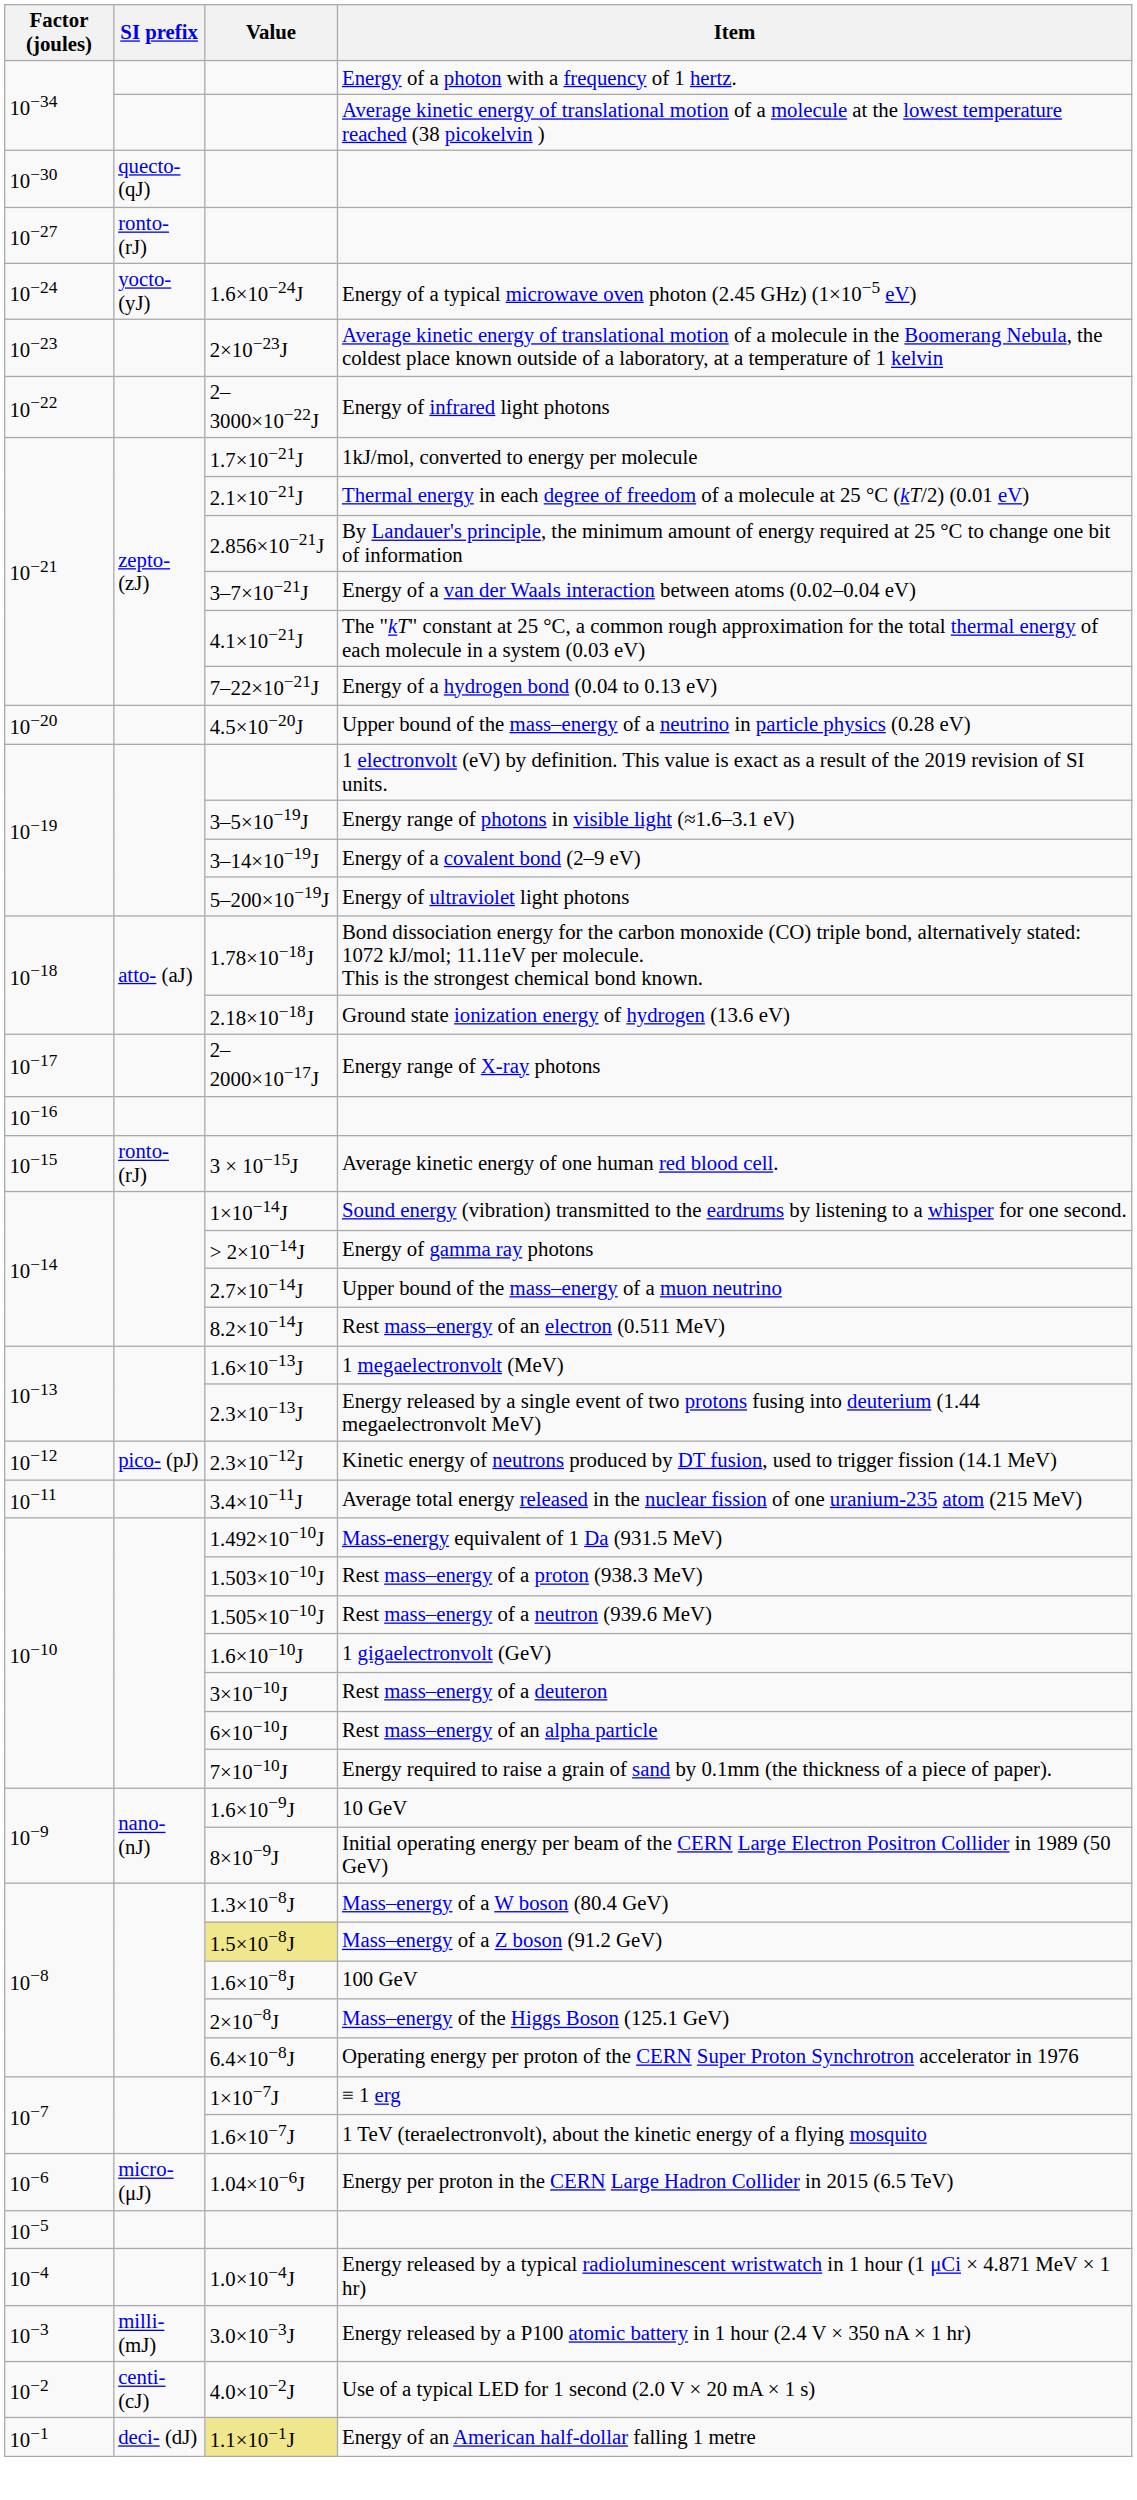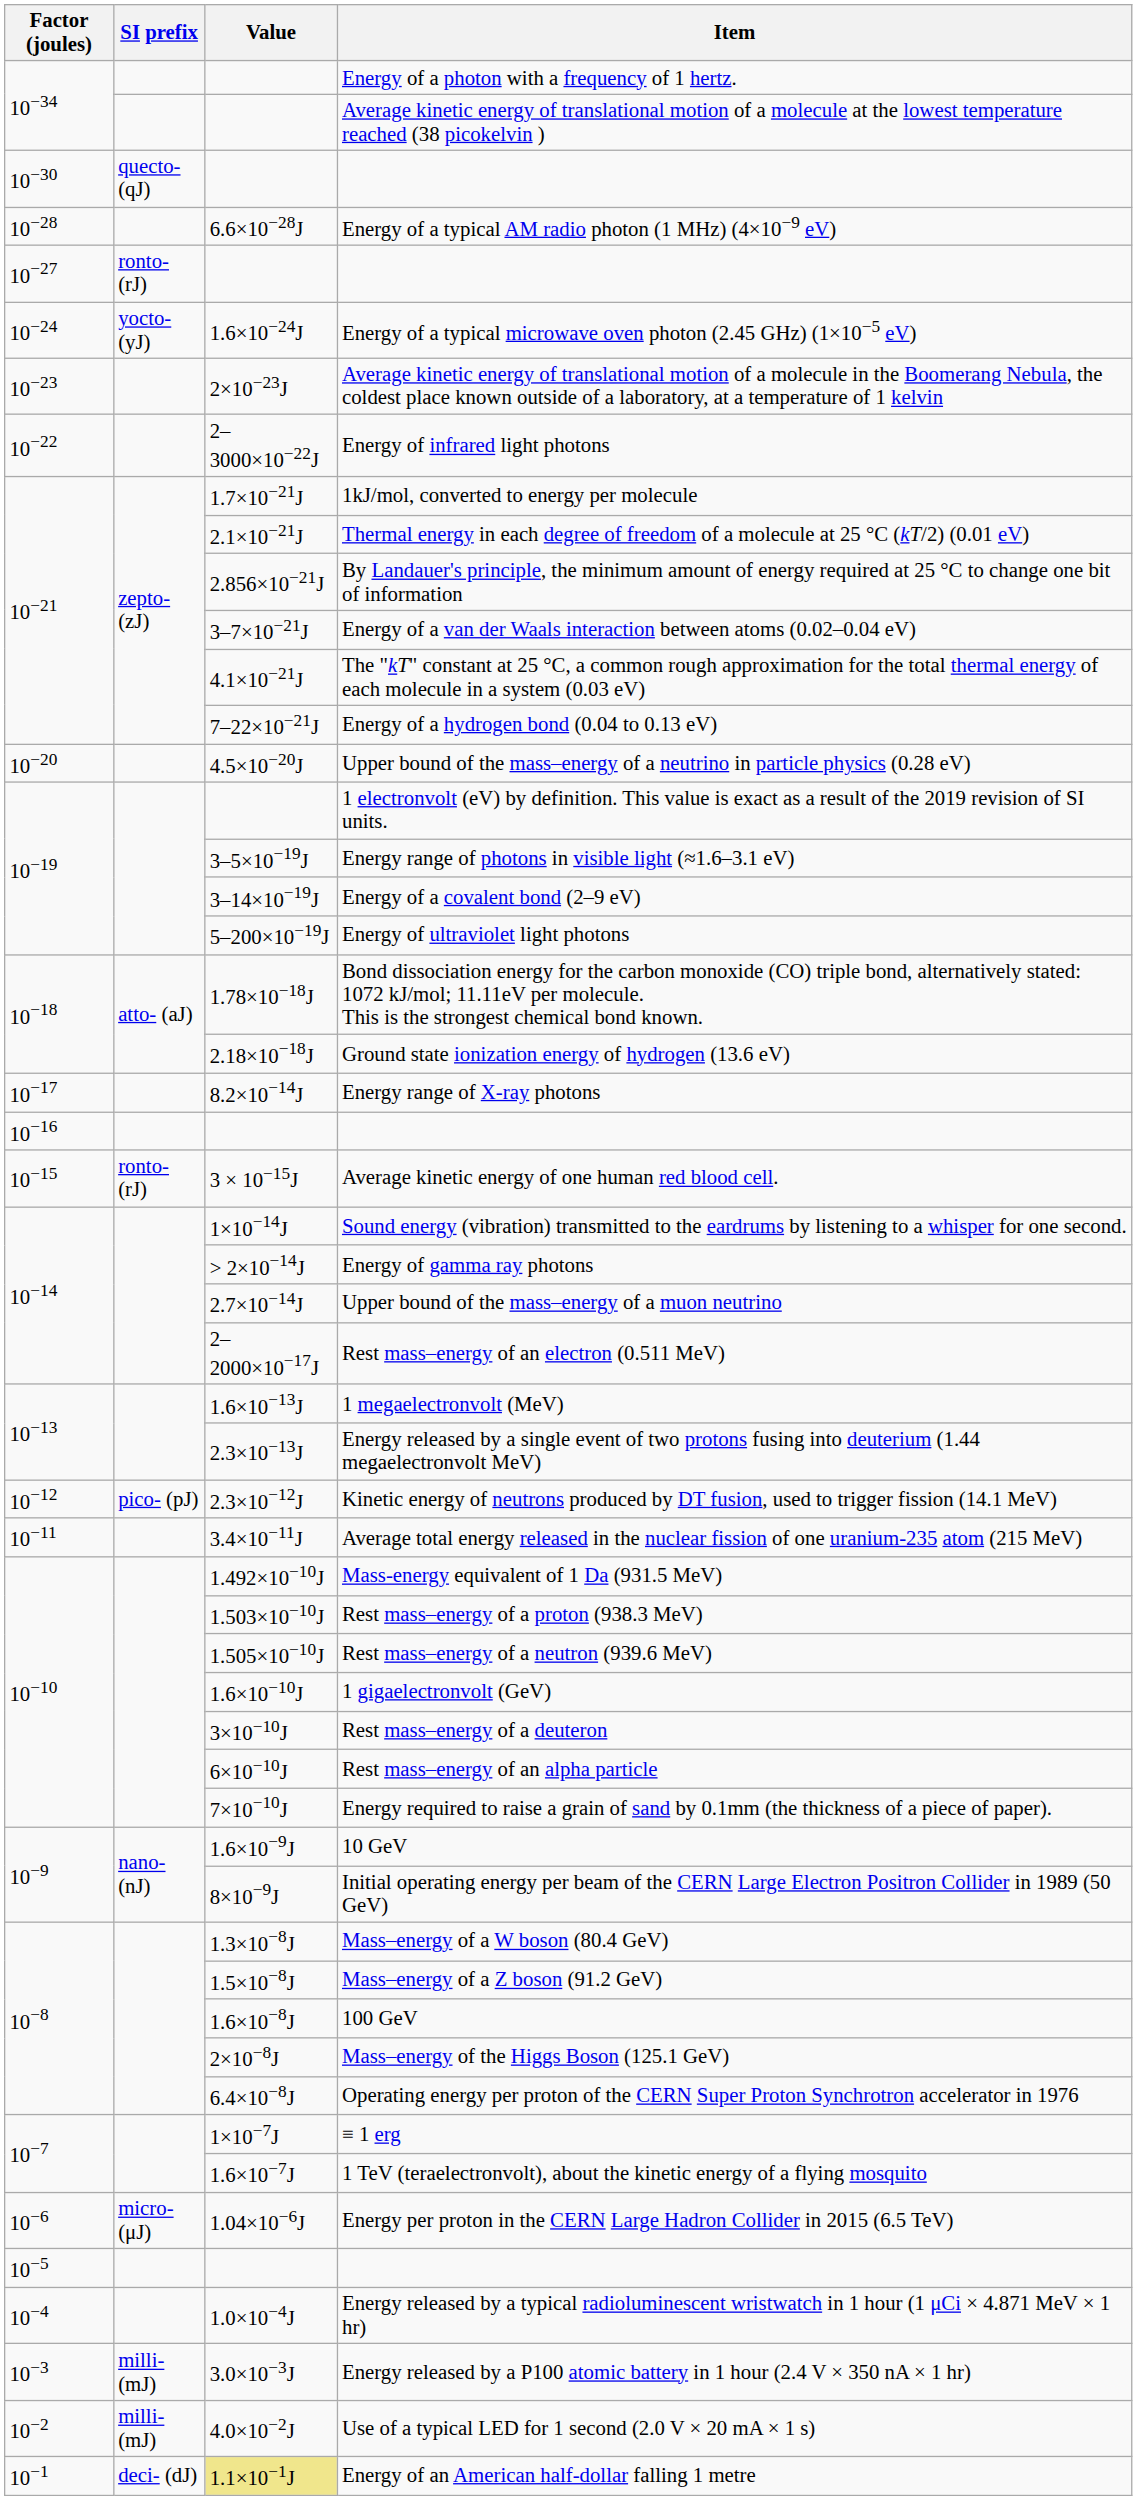+ row: (33, 225)
(264, 1065) 2–2000×10−17J -> (257, 1092) 8.2×10−14J
(257, 1326) 8.2×10−14J -> (264, 1353) 2–2000×10−17J
(252, 1941) khaki background -> (252, 1979) no background
(142, 2389) centi- (cJ) -> (141, 2428) milli- (mJ)
